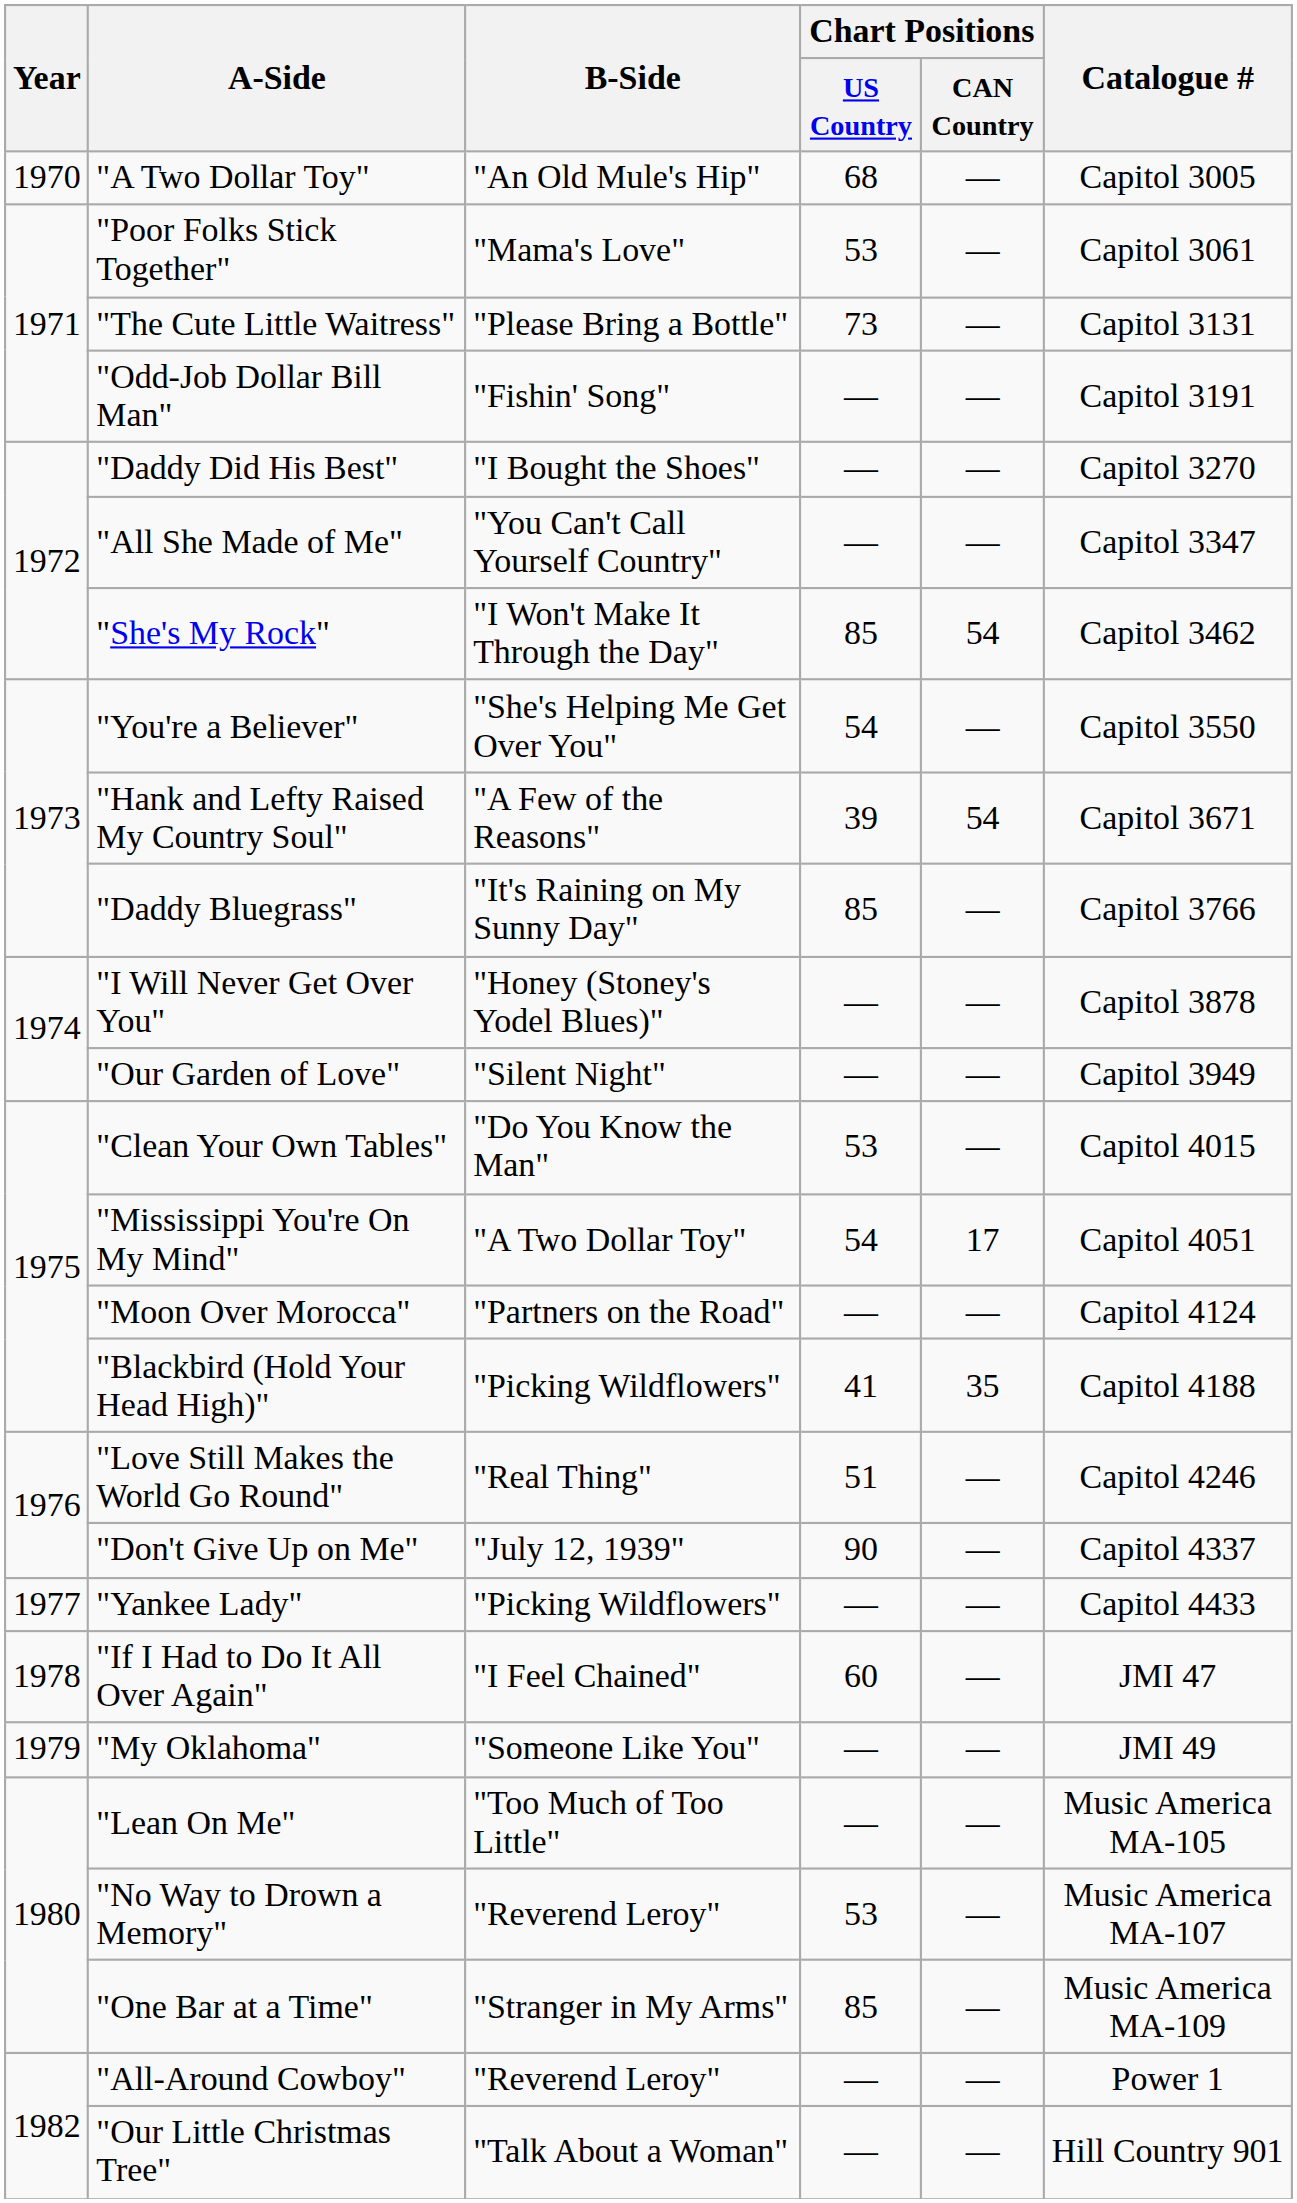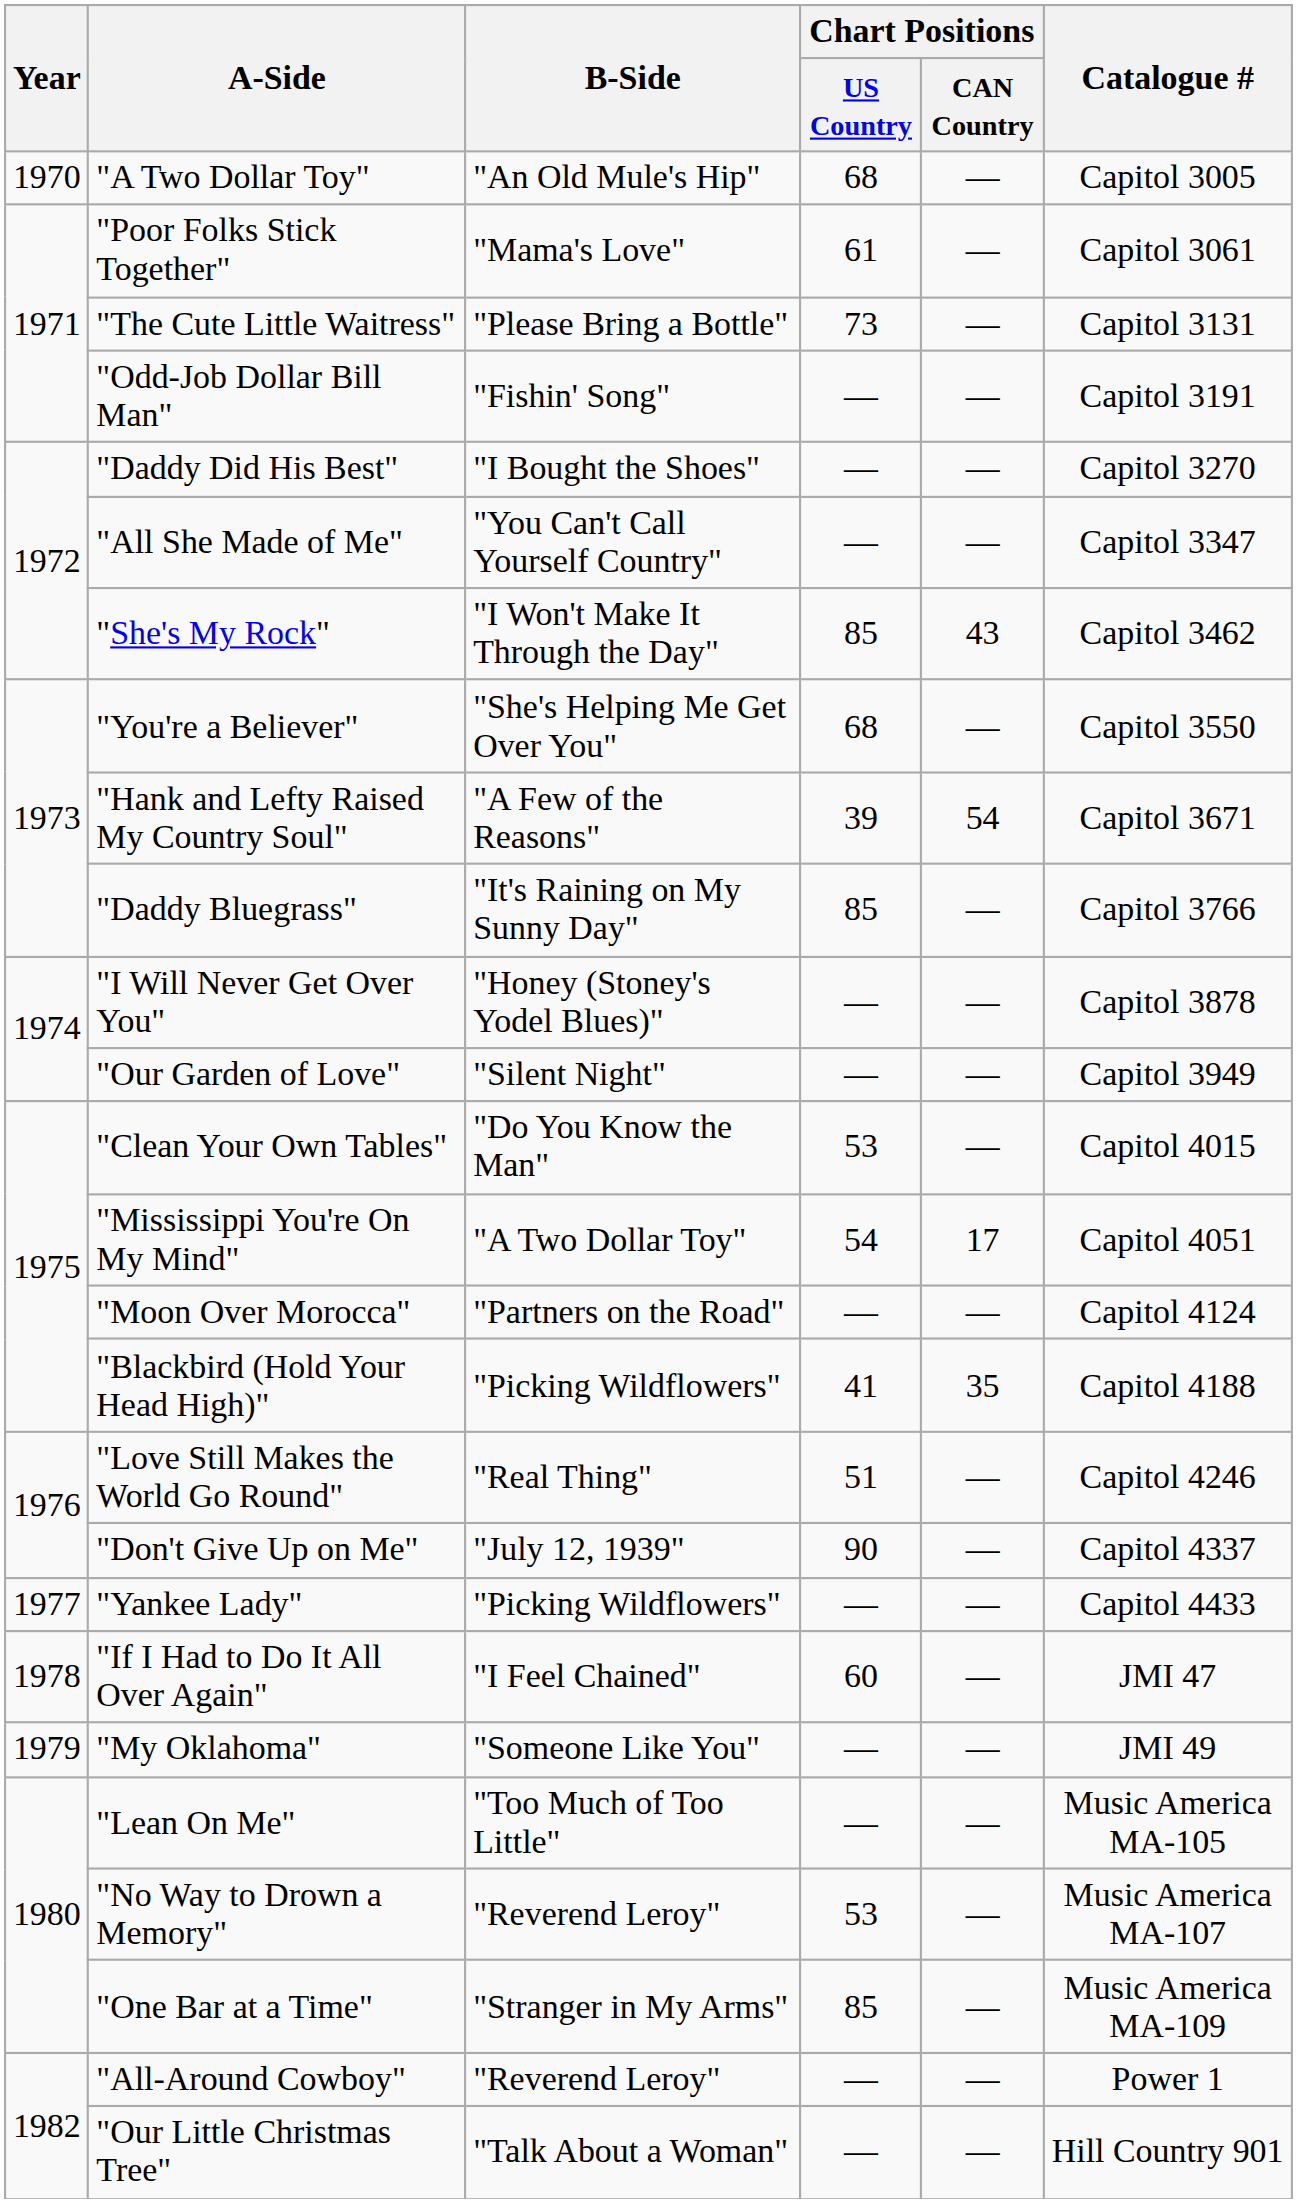(861, 250) 53 -> (861, 250) 61
(983, 633) 54 -> (983, 633) 43
(861, 725) 54 -> (861, 725) 68
